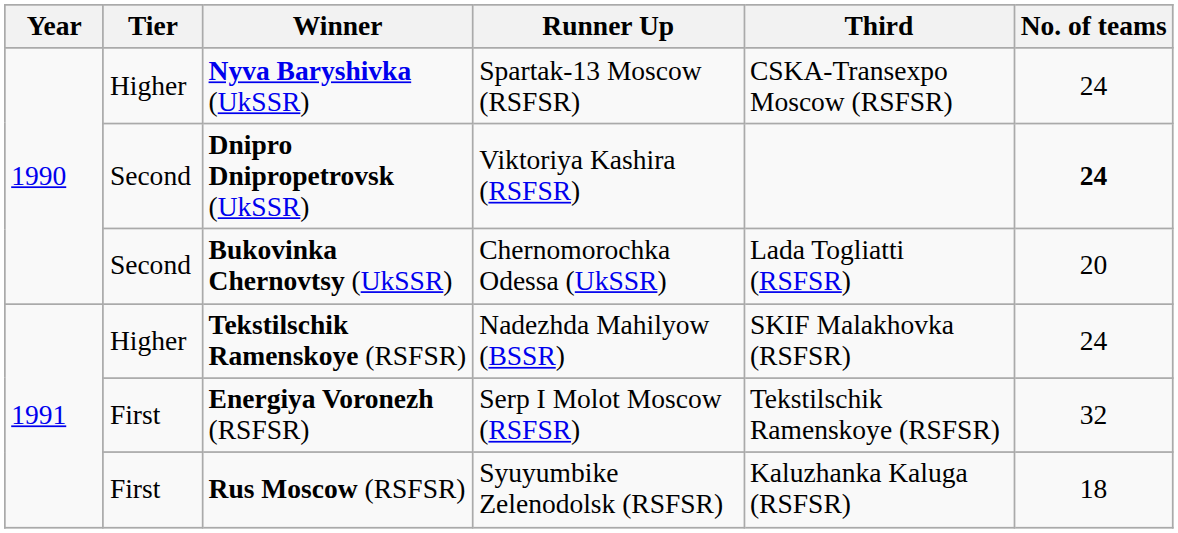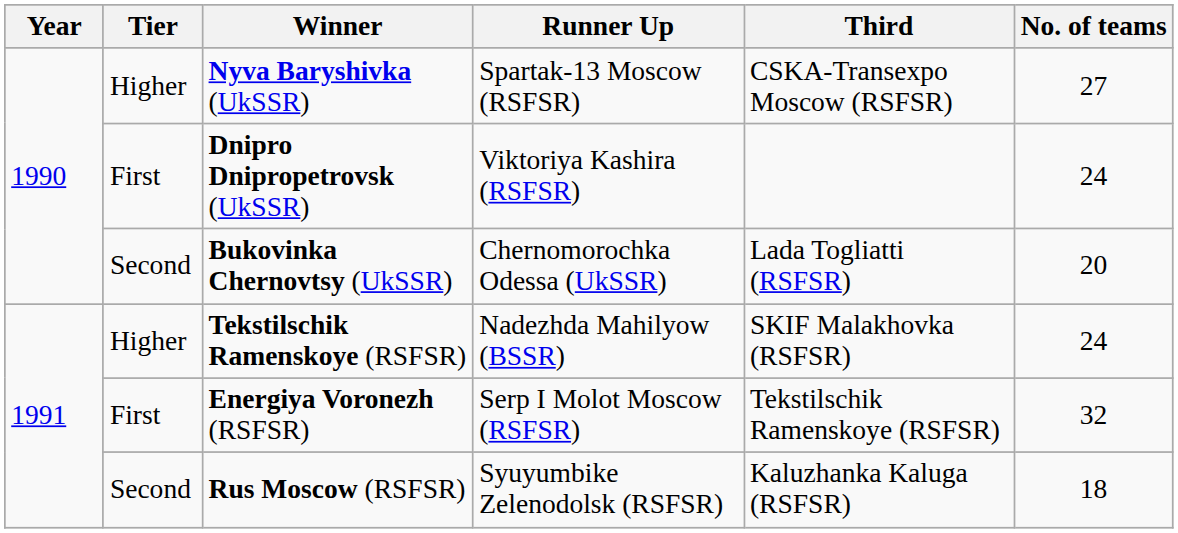(1094, 85) 24 -> (1094, 85) 27
(150, 175) Second -> (135, 175) First
(1094, 175) bold -> (1094, 175) normal
(135, 489) First -> (150, 489) Second
